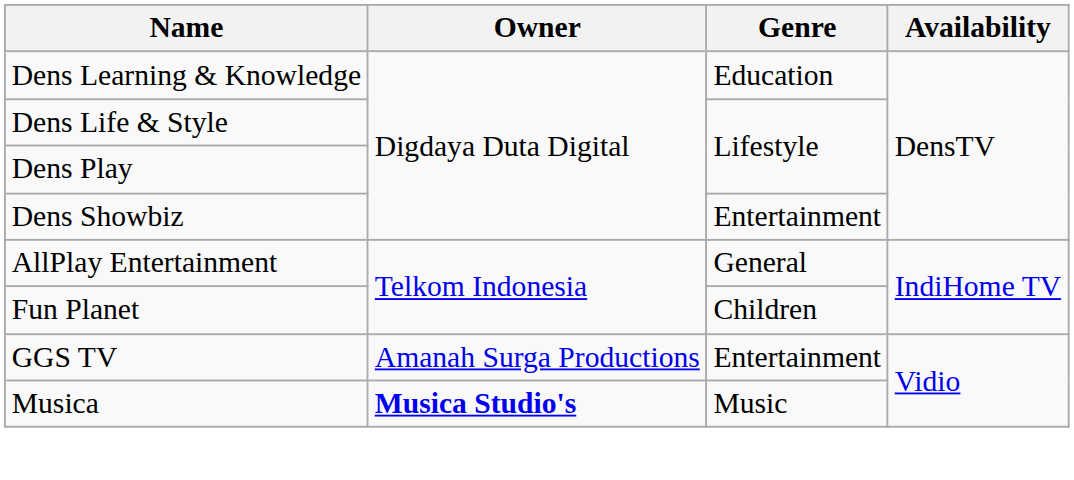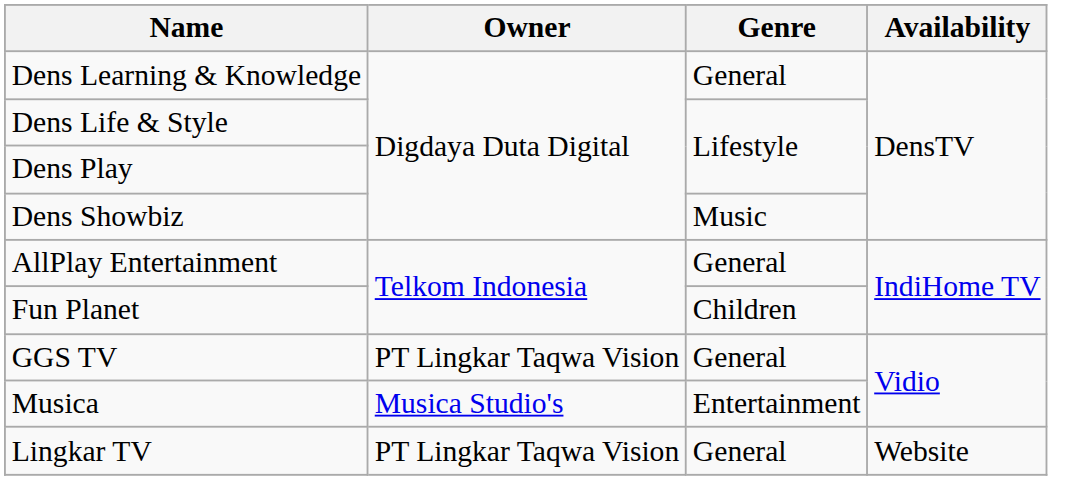(773, 74) Education -> (740, 74) General
(797, 215) Entertainment -> (730, 215) Music
(537, 356) Amanah Surga Productions -> (527, 356) PT Lingkar Taqwa Vision
(797, 356) Entertainment -> (740, 356) General
(476, 403) bold -> (469, 403) normal
(750, 403) Music -> (777, 403) Entertainment
+ row: (82, 450)
